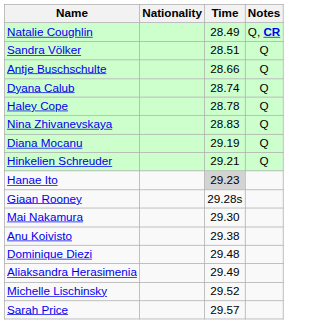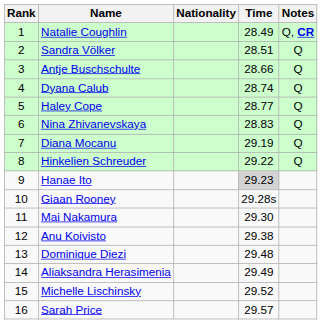+ column: (21, 13)
(225, 106) 28.78 -> (259, 106) 28.77
(225, 161) 29.21 -> (259, 161) 29.22
